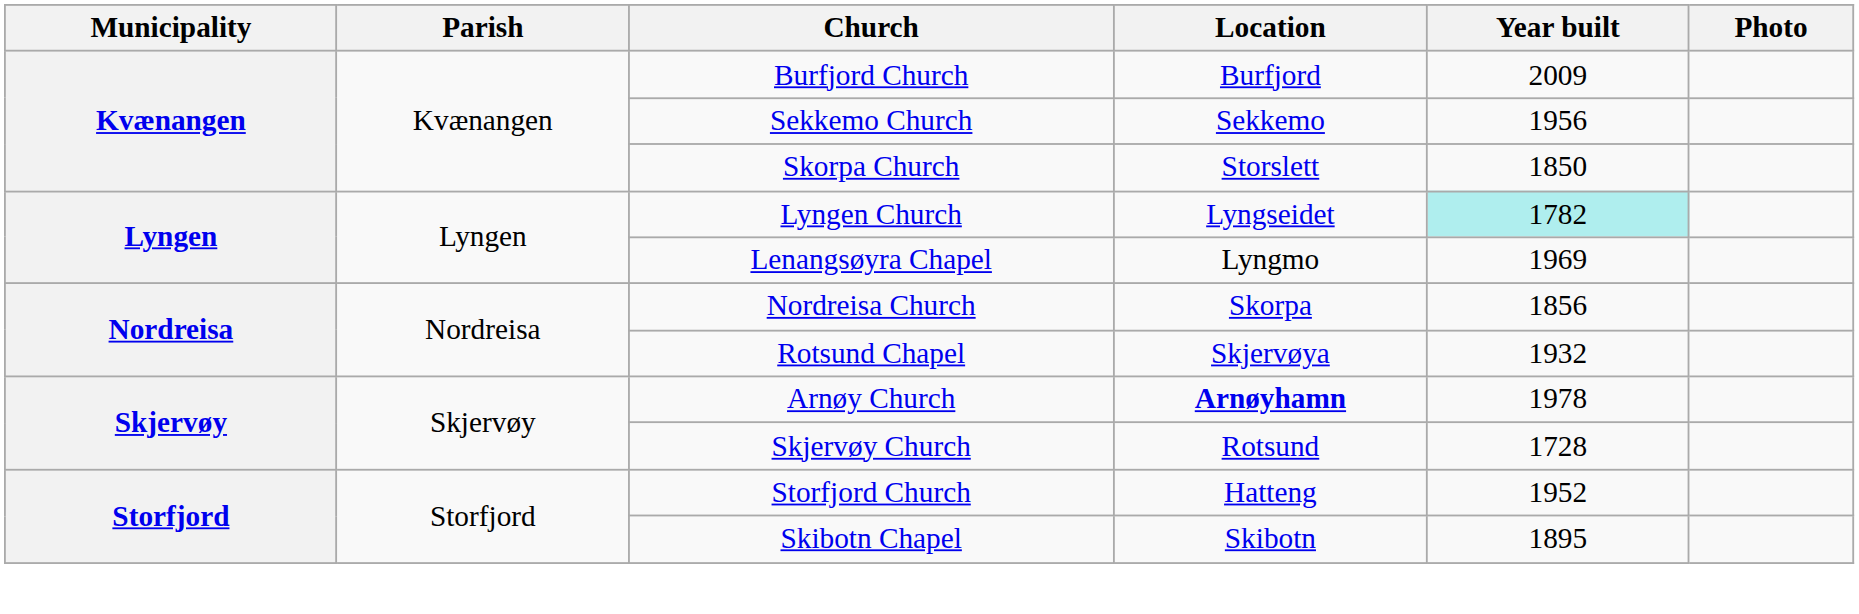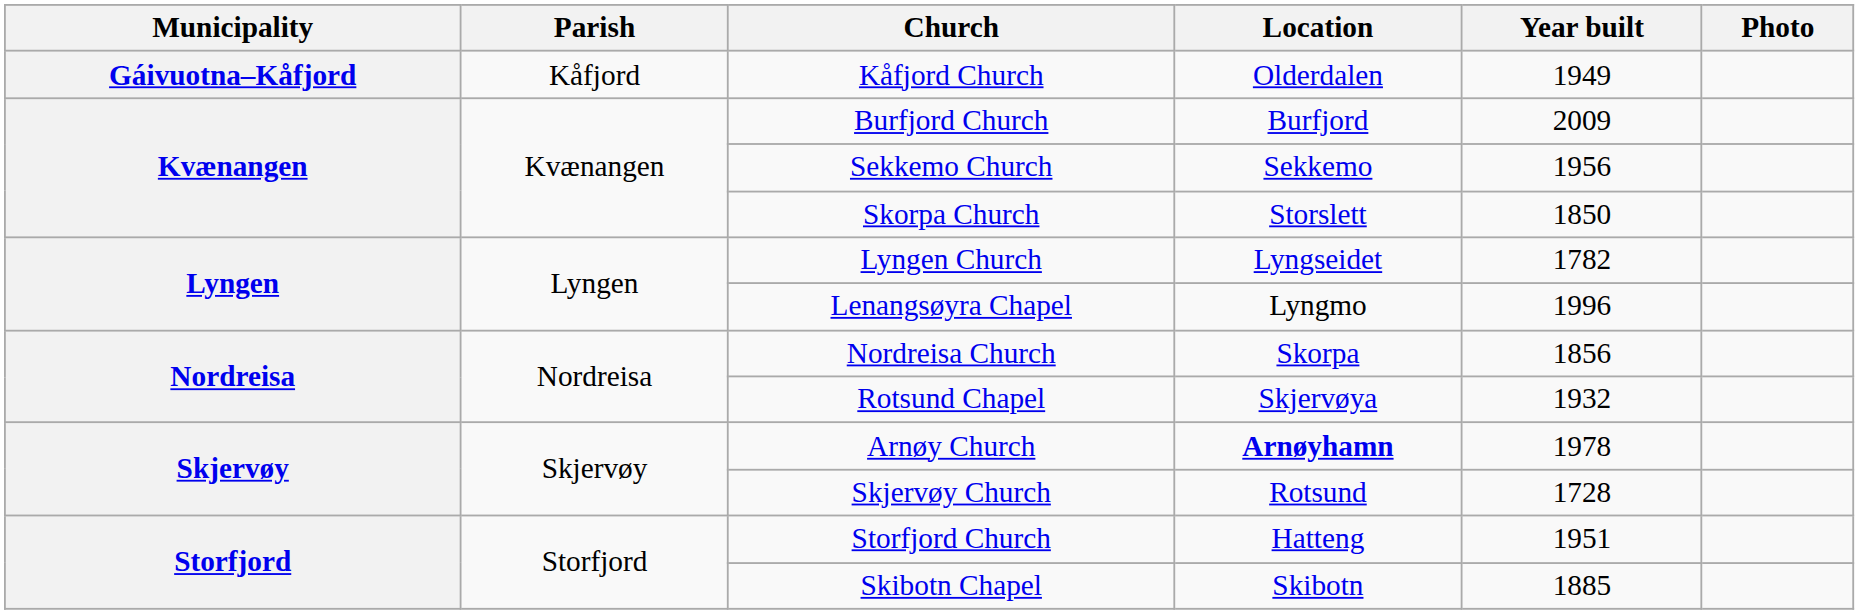+ row: (951, 74)
(1558, 213) paleturquoise background -> (1582, 259) no background
(1558, 259) 1969 -> (1582, 306) 1996
(1558, 492) 1952 -> (1582, 538) 1951
(1558, 538) 1895 -> (1582, 584) 1885
